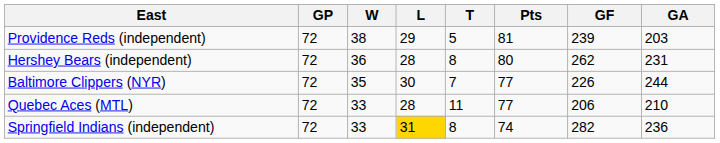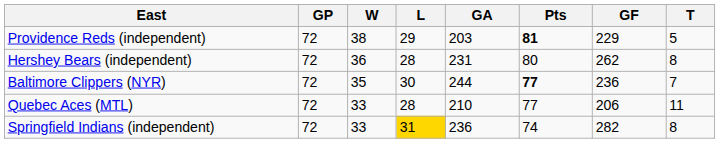columns swapped: (470, 15) <-> (678, 15)
(505, 37) normal -> (530, 37) bold
(583, 37) 239 -> (607, 37) 229
(505, 82) normal -> (530, 82) bold
(583, 82) 226 -> (607, 82) 236
